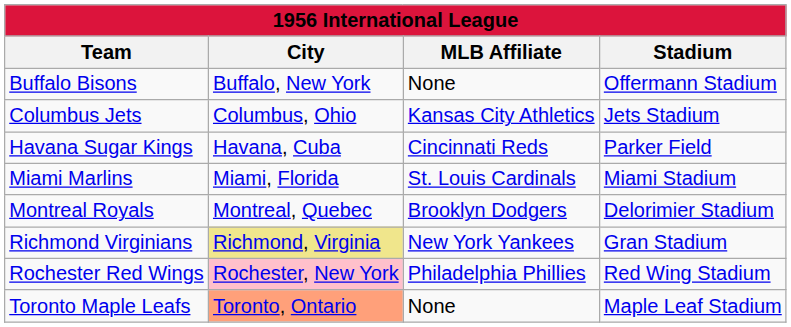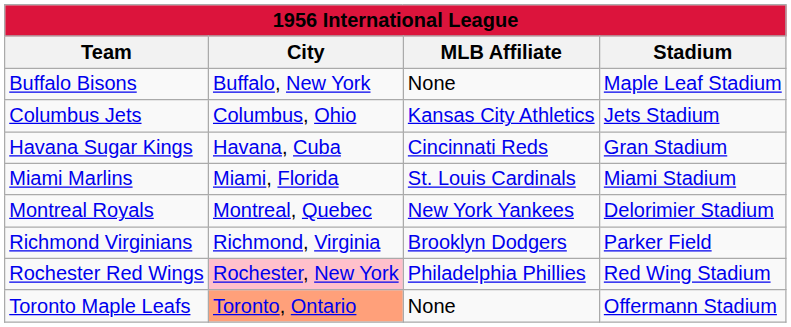(690, 83) Offermann Stadium -> (693, 83) Maple Leaf Stadium
(658, 147) Parker Field -> (666, 147) Gran Stadium
(487, 210) Brooklyn Dodgers -> (491, 210) New York Yankees
(297, 242) khaki background -> (297, 242) no background
(491, 242) New York Yankees -> (487, 242) Brooklyn Dodgers
(666, 242) Gran Stadium -> (658, 242) Parker Field
(693, 305) Maple Leaf Stadium -> (690, 305) Offermann Stadium
